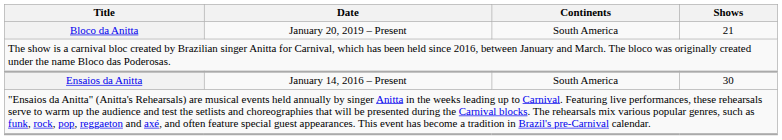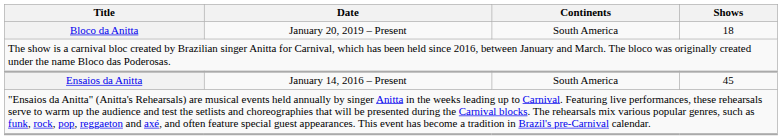(728, 30) 21 -> (728, 30) 18
(728, 80) 30 -> (728, 80) 45
